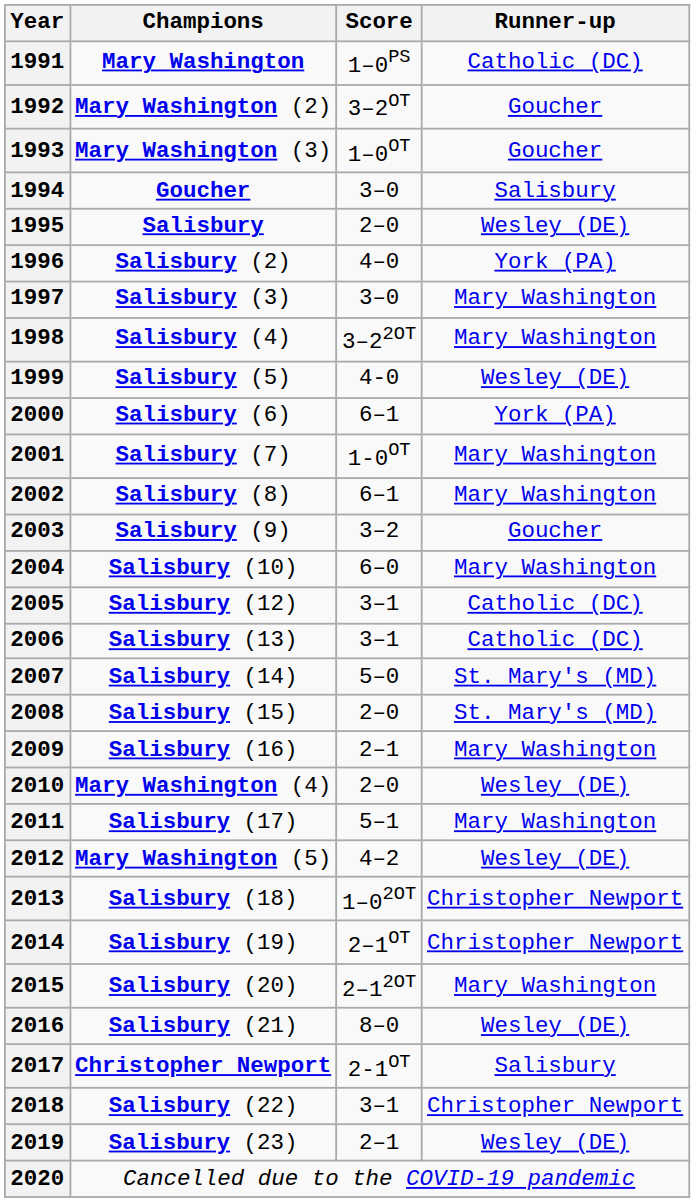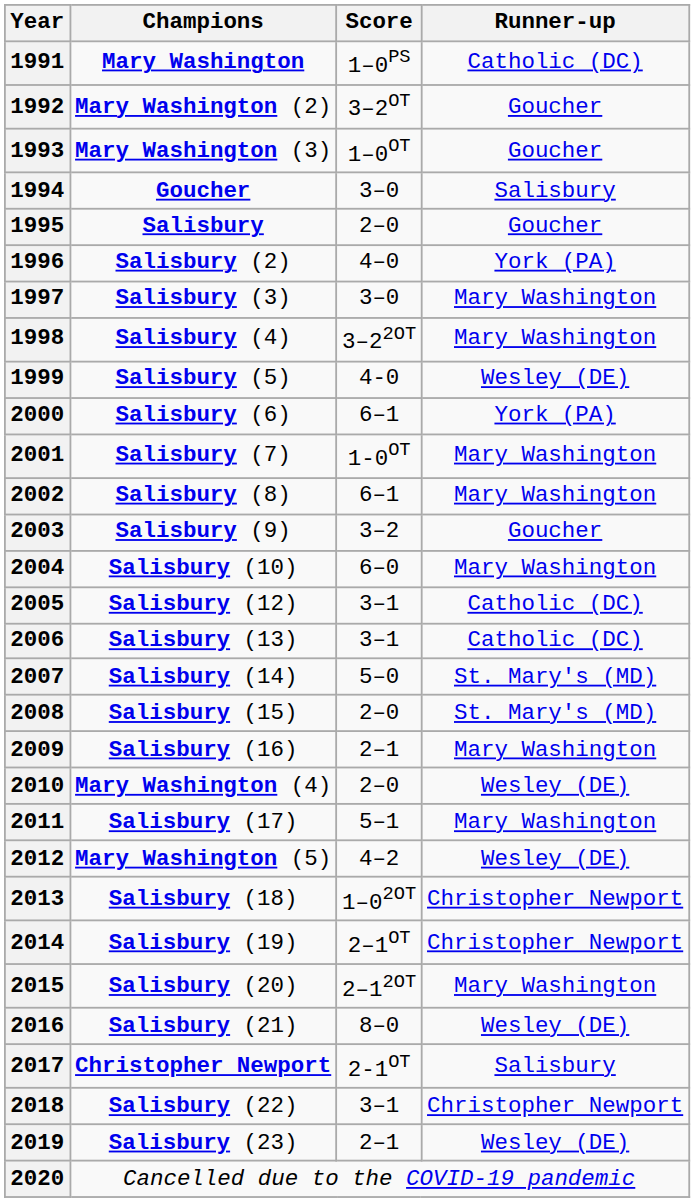(555, 227) Wesley (DE) -> (555, 227) Goucher
